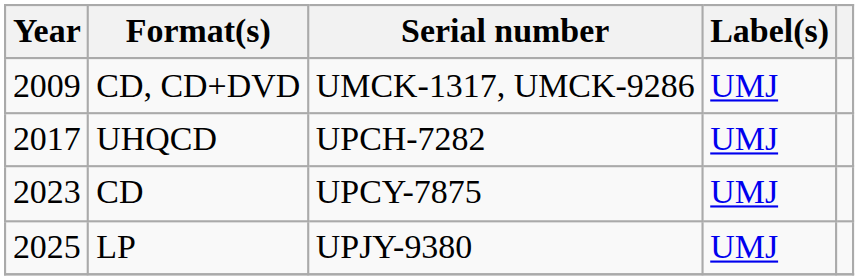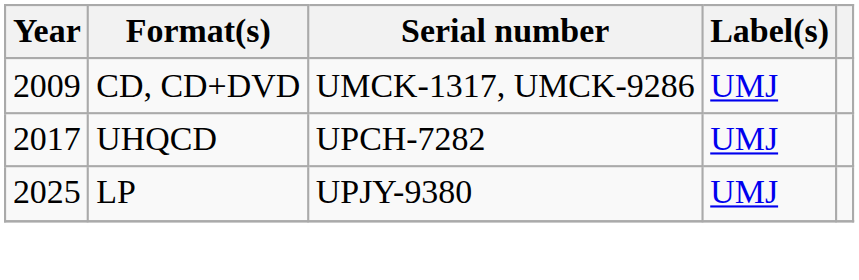- row: (120, 192)
